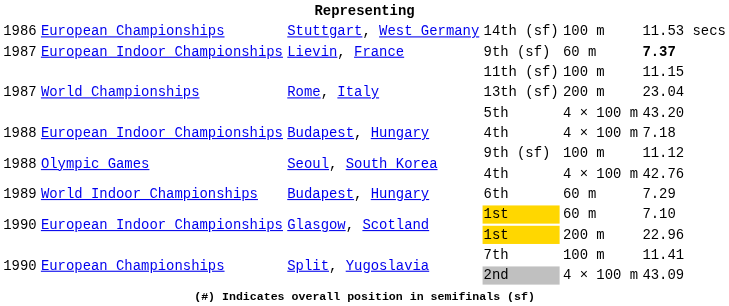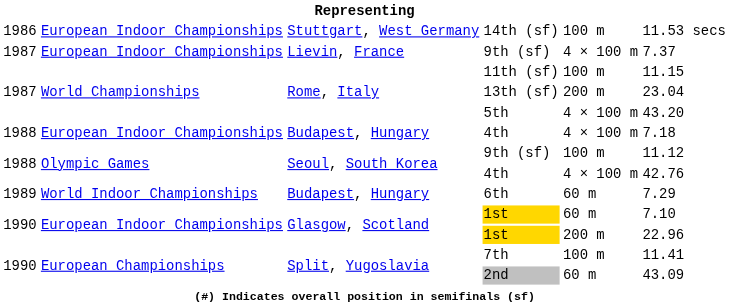(133, 32) European Championships -> (162, 32) European Indoor Championships
(580, 52) 60 m -> (601, 52) 4 × 100 m
(659, 52) bold -> (659, 52) normal
(601, 276) 4 × 100 m -> (580, 276) 60 m
